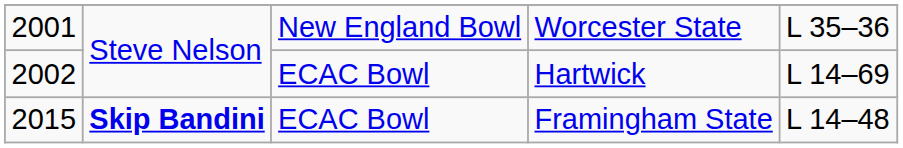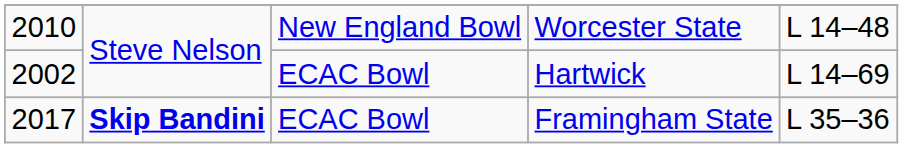(44, 27) 2001 -> (44, 27) 2010
(838, 27) L 35–36 -> (838, 27) L 14–48
(44, 119) 2015 -> (44, 119) 2017
(838, 119) L 14–48 -> (838, 119) L 35–36
